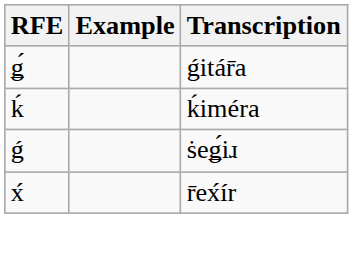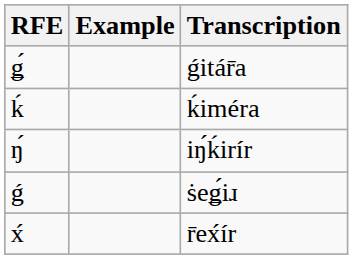+ row: (219, 150)
